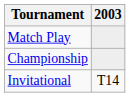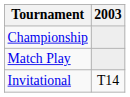rows swapped: (39, 37) <-> (48, 59)
